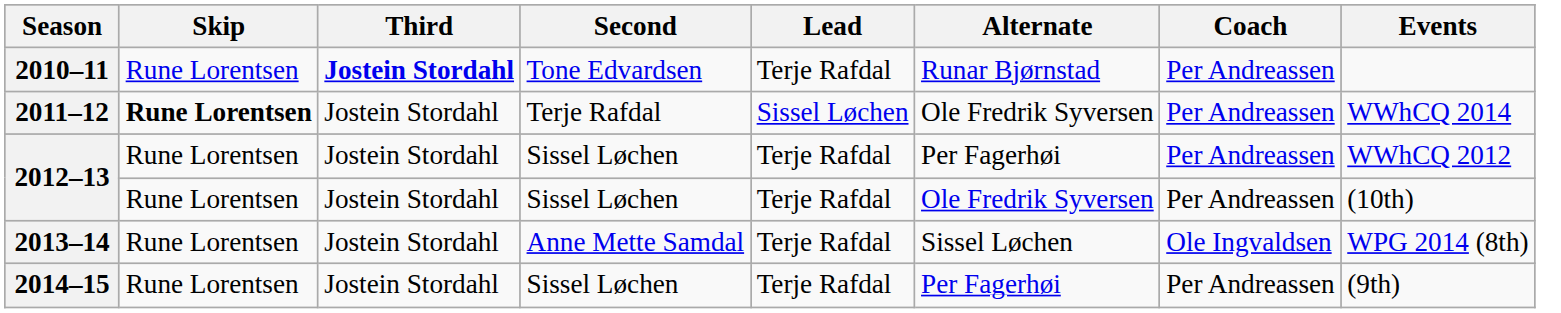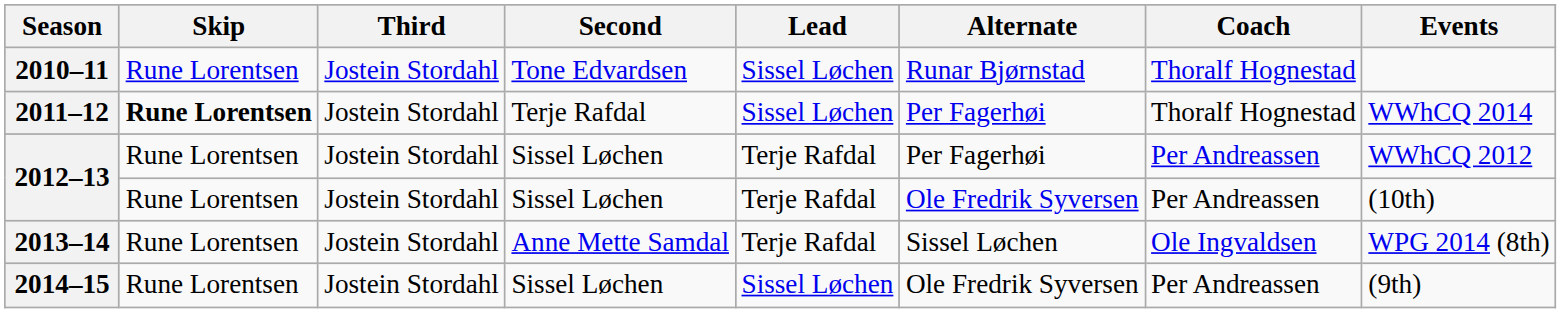(419, 69) bold -> (412, 69) normal
(824, 69) Terje Rafdal -> (817, 69) Sissel Løchen
(1250, 69) Per Andreassen -> (1253, 69) Thoralf Hognestad
(1037, 112) Ole Fredrik Syversen -> (976, 112) Per Fagerhøi
(1250, 112) Per Andreassen -> (1253, 112) Thoralf Hognestad
(824, 284) Terje Rafdal -> (817, 284) Sissel Løchen
(991, 284) Per Fagerhøi -> (1022, 284) Ole Fredrik Syversen
